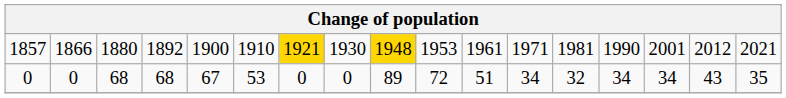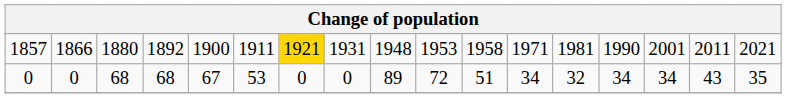(256, 48) 1910 -> (256, 48) 1911
(347, 48) 1930 -> (347, 48) 1931
(393, 48) gold background -> (393, 48) no background
(484, 48) 1961 -> (484, 48) 1958
(713, 48) 2012 -> (713, 48) 2011
